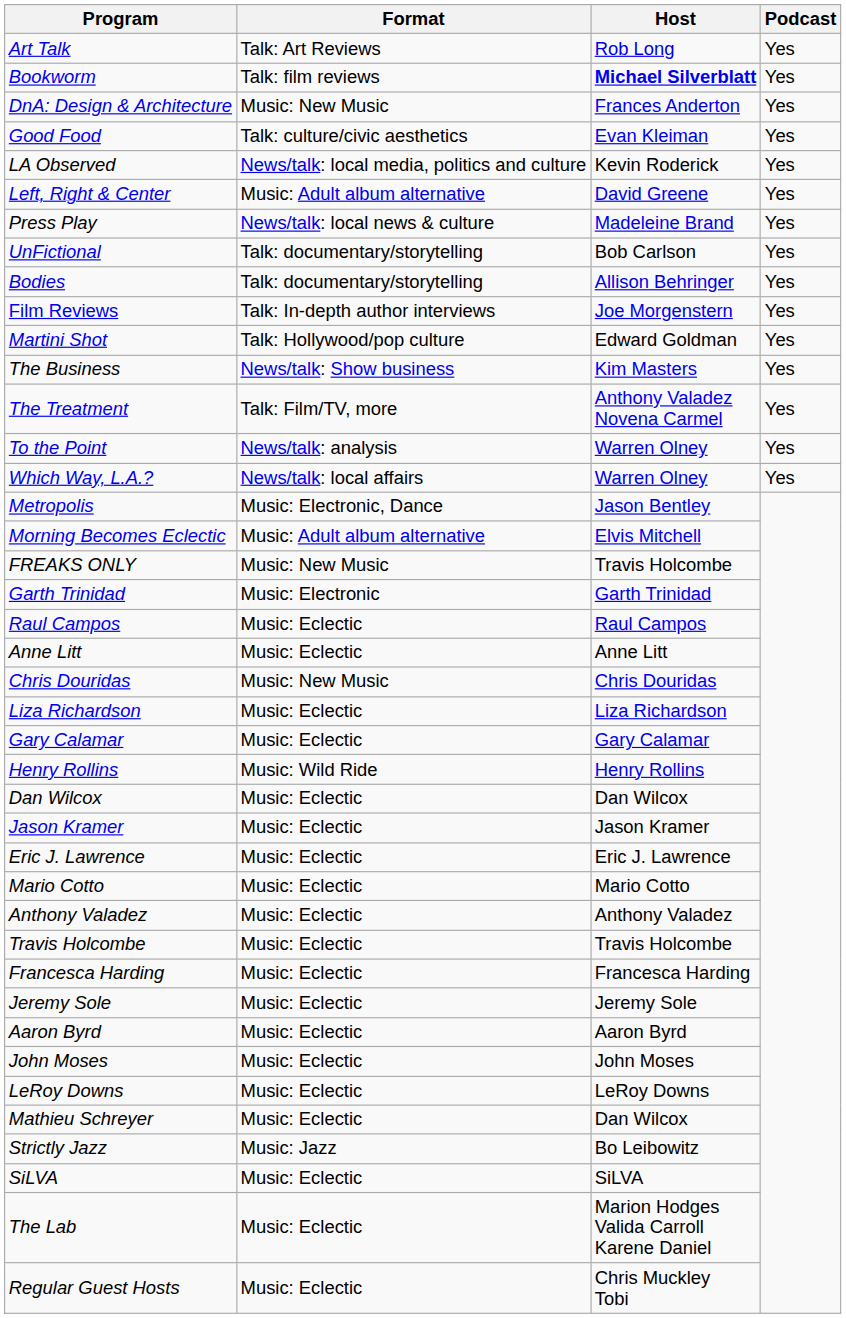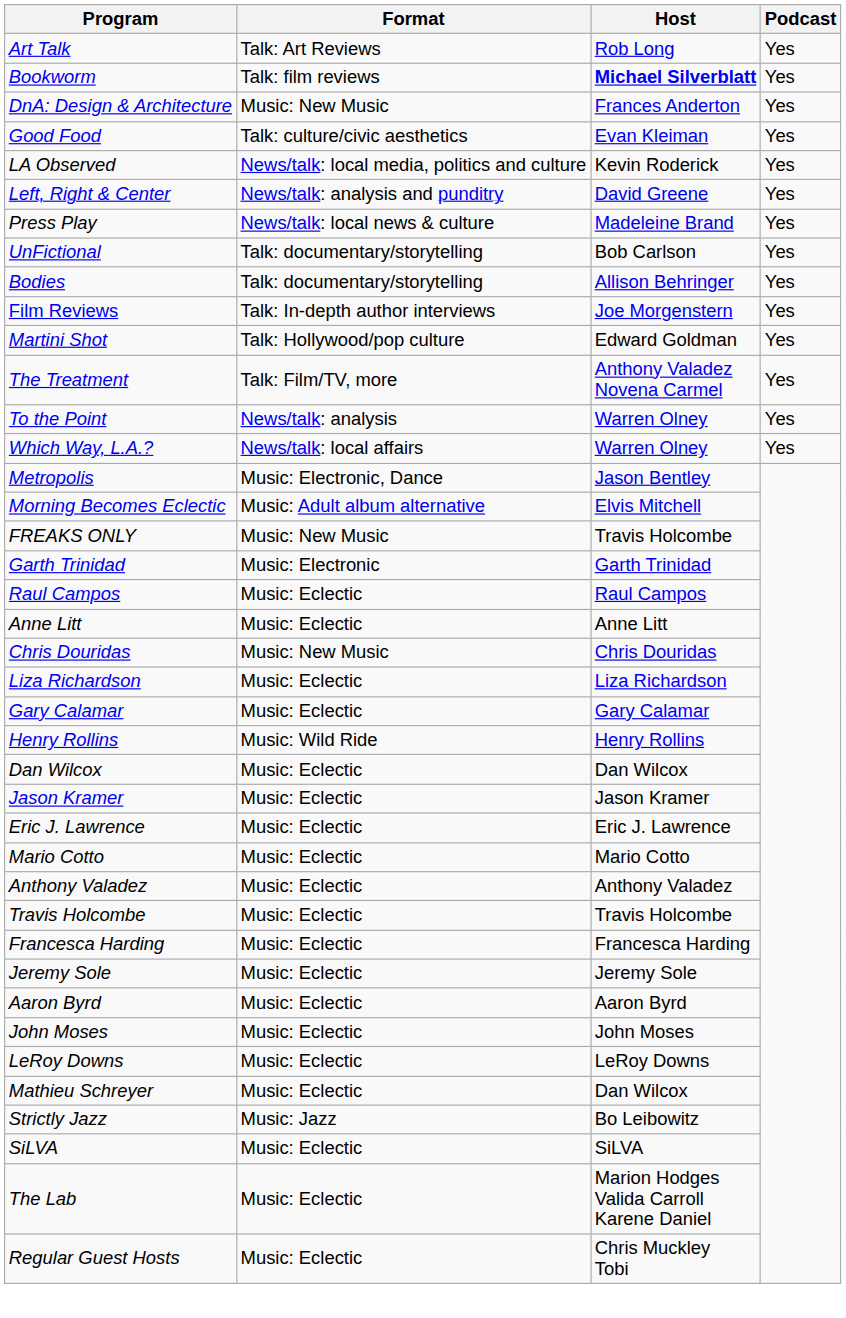(363, 194) Music: Adult album alternative -> (372, 194) News/talk: analysis and punditry
- row: (65, 369)
